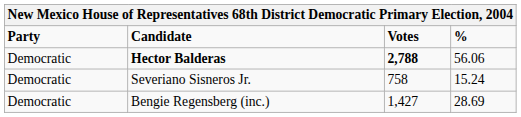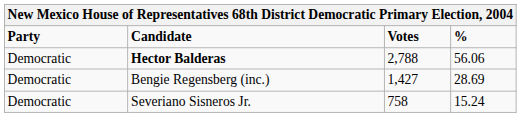(403, 58) bold -> (403, 58) normal
rows swapped: (200, 101) <-> (191, 79)
